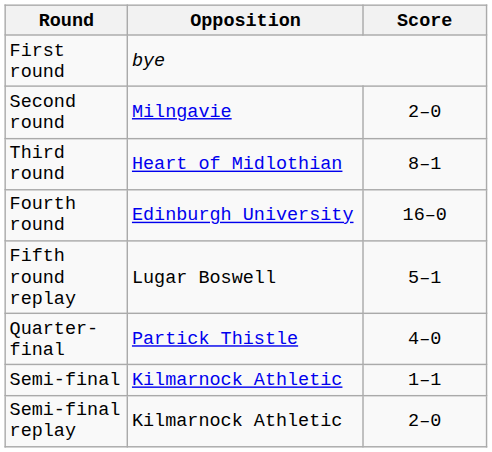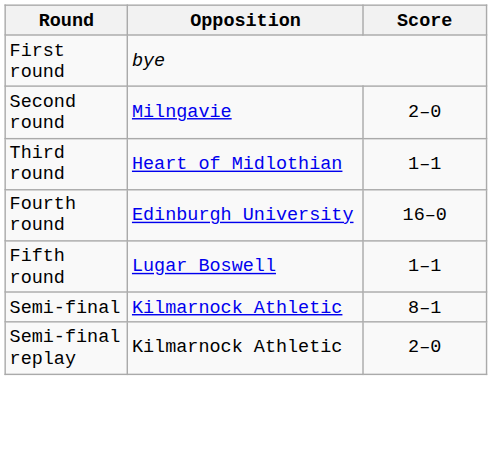(425, 164) 8–1 -> (425, 164) 1–1
+ row: (37, 266)
- row: (43, 277)
- row: (54, 339)
(425, 380) 1–1 -> (425, 307) 8–1
